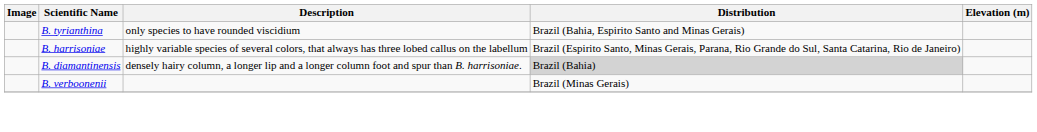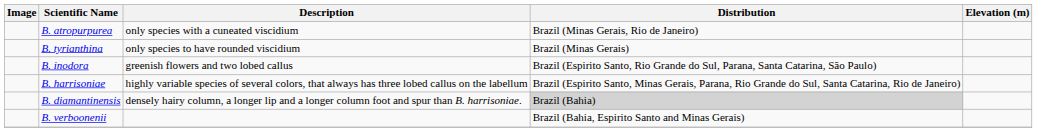+ row: (77, 30)
(639, 30) Brazil (Bahia, Espirito Santo and Minas Gerais) -> (581, 48) Brazil (Minas Gerais)
+ row: (65, 65)
(581, 83) Brazil (Minas Gerais) -> (639, 118) Brazil (Bahia, Espirito Santo and Minas Gerais)
